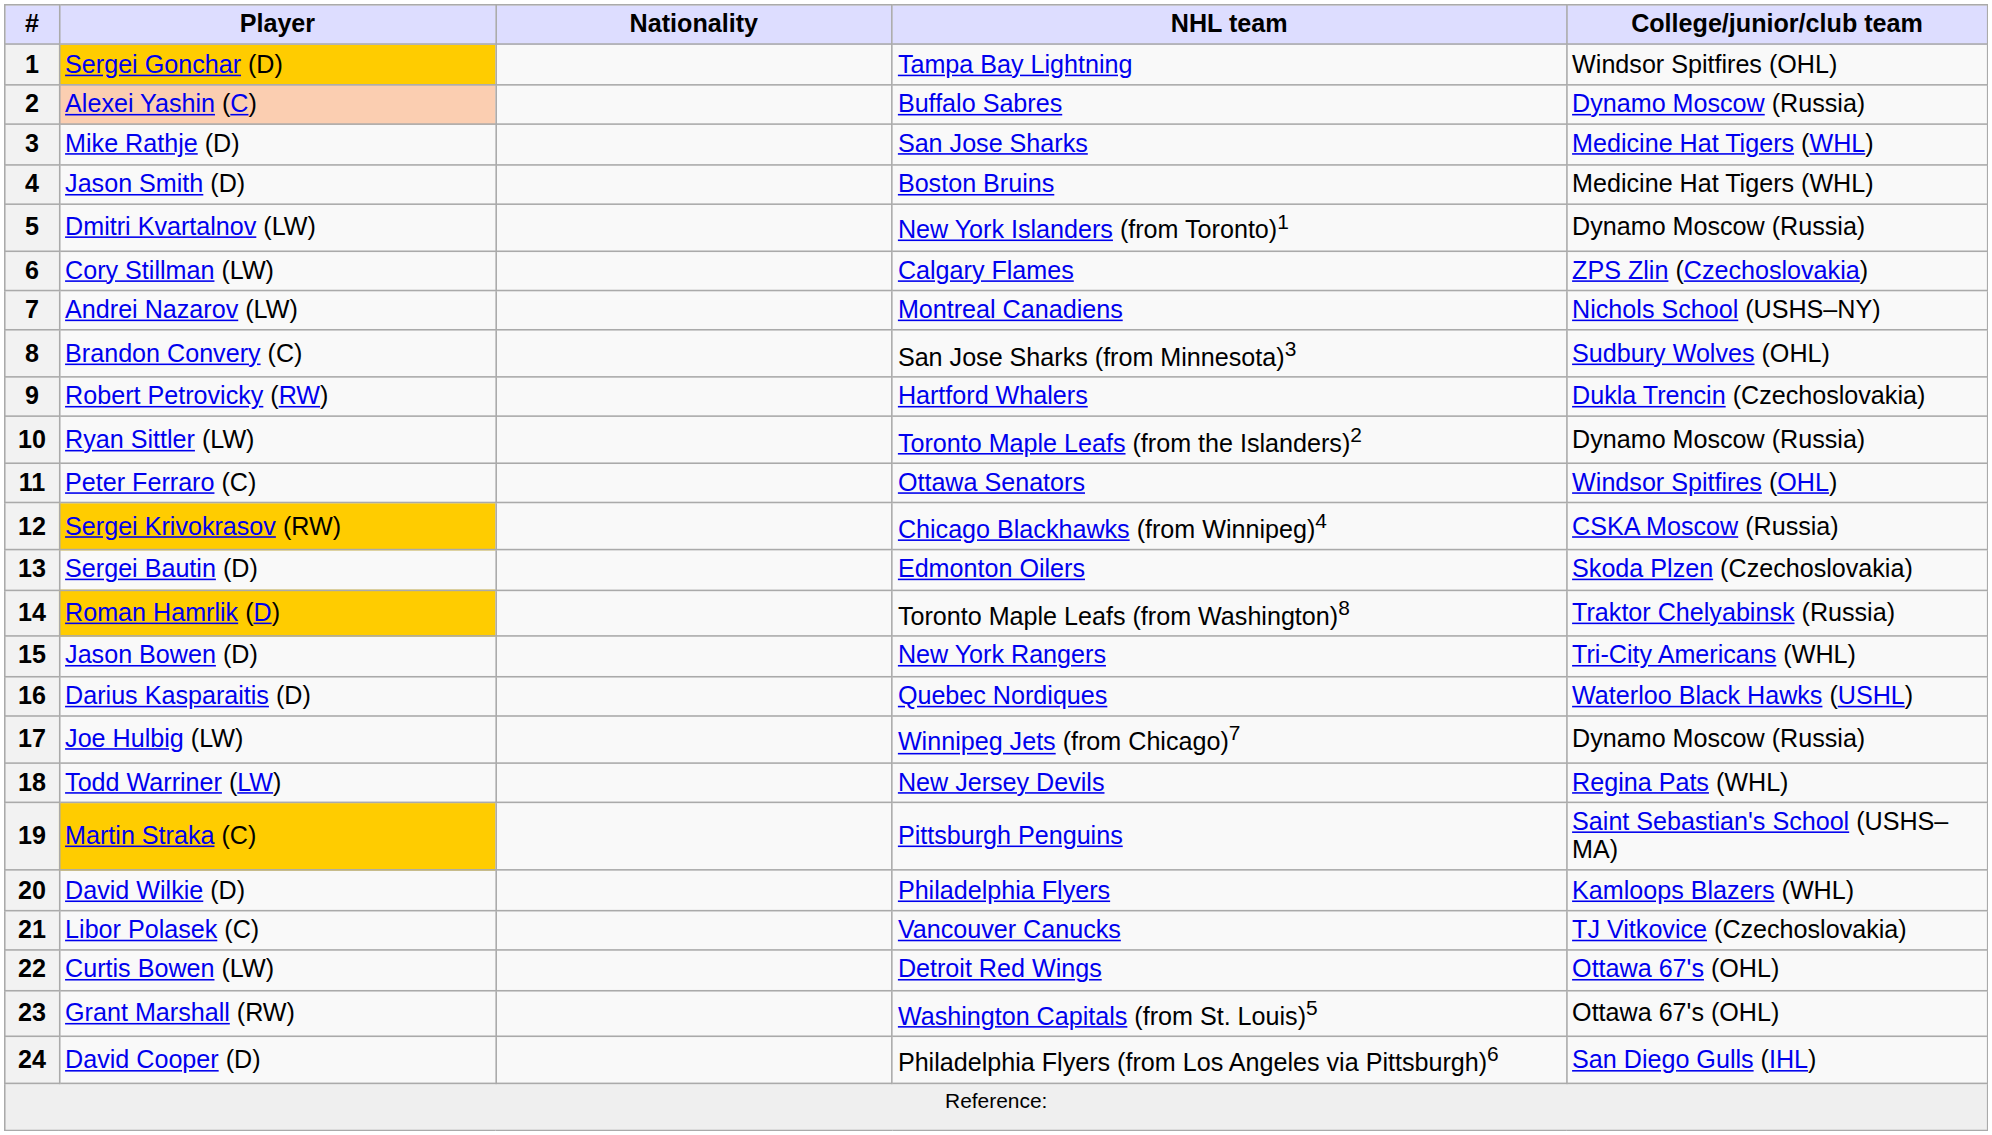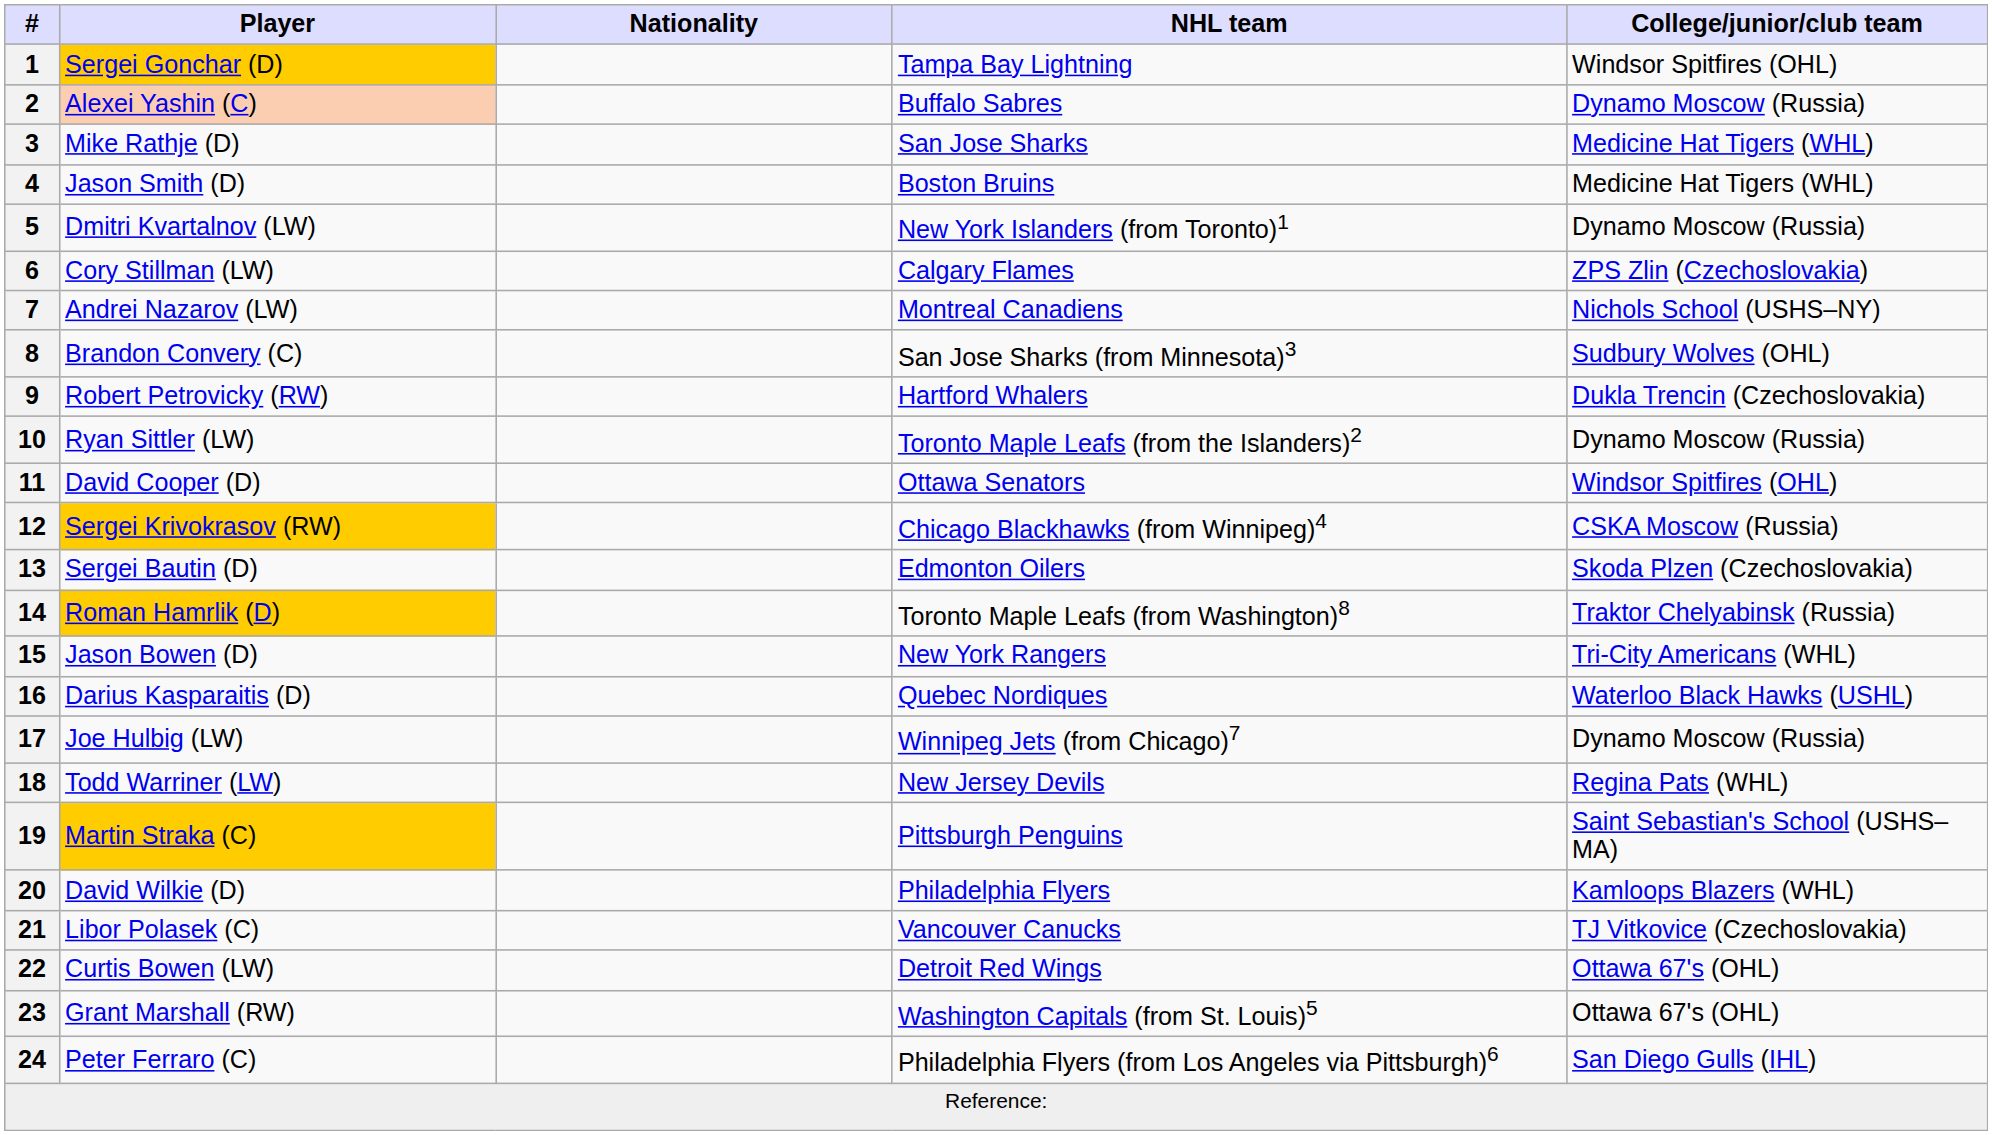(161, 483) Peter Ferraro (C) -> (163, 483) David Cooper (D)
(163, 1059) David Cooper (D) -> (161, 1059) Peter Ferraro (C)
